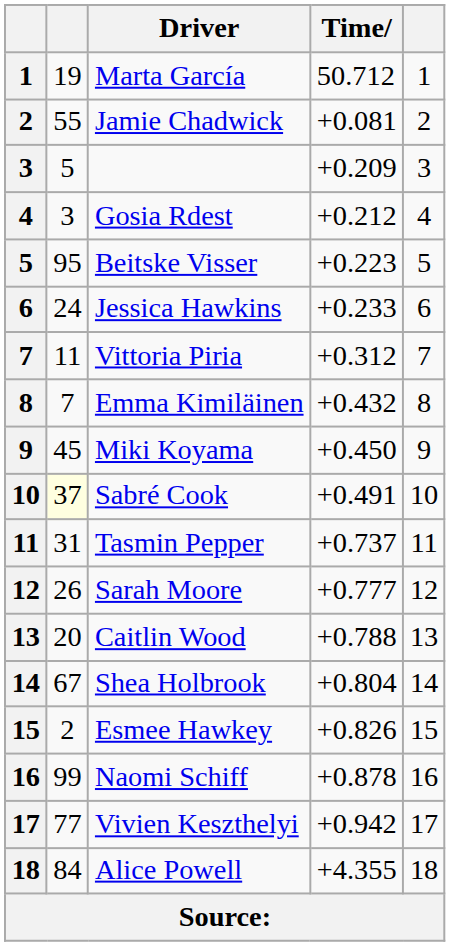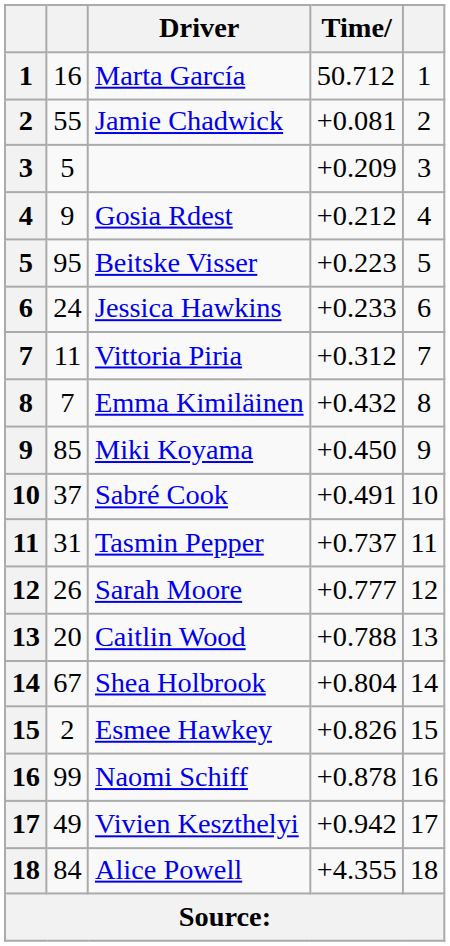(67, 75) 19 -> (67, 75) 16
(67, 215) 3 -> (67, 215) 9
(67, 449) 45 -> (67, 449) 85
(67, 496) lightyellow background -> (67, 496) no background
(67, 823) 77 -> (67, 823) 49
